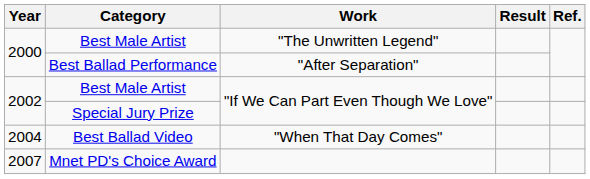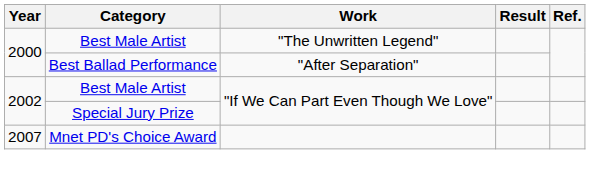- row: (133, 137)
